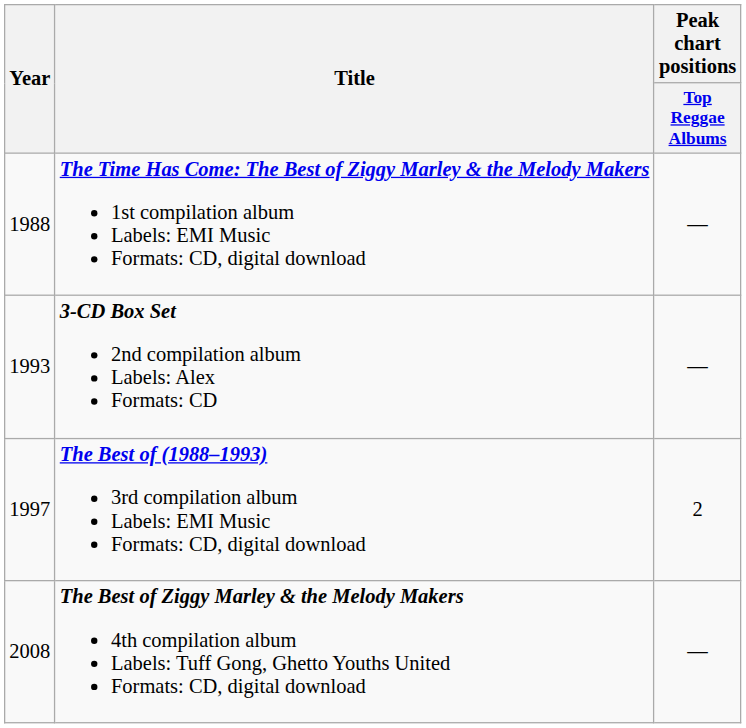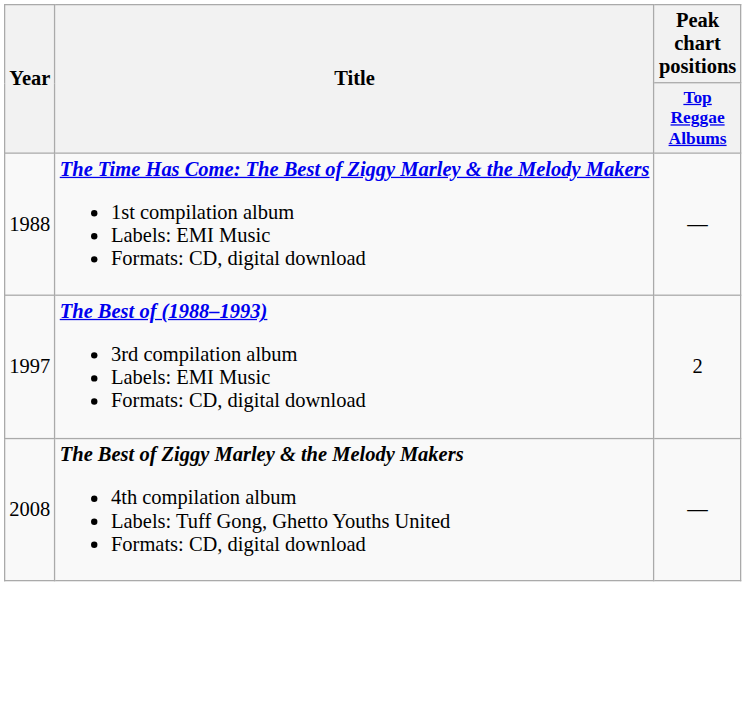- row: (355, 356)
